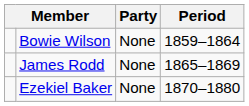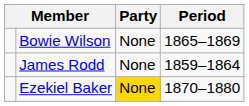(202, 40) 1859–1864 -> (202, 40) 1865–1869
(202, 64) 1865–1869 -> (202, 64) 1859–1864
(137, 88) no background -> (137, 88) gold background
